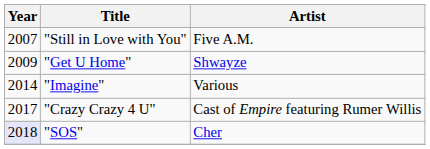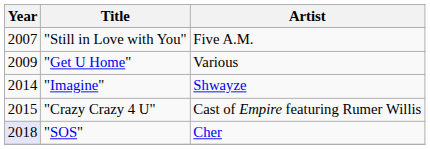(220, 62) Shwayze -> (216, 62) Various
(216, 86) Various -> (220, 86) Shwayze
(23, 109) 2017 -> (23, 109) 2015
